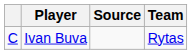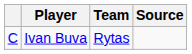columns swapped: (166, 15) <-> (117, 15)
